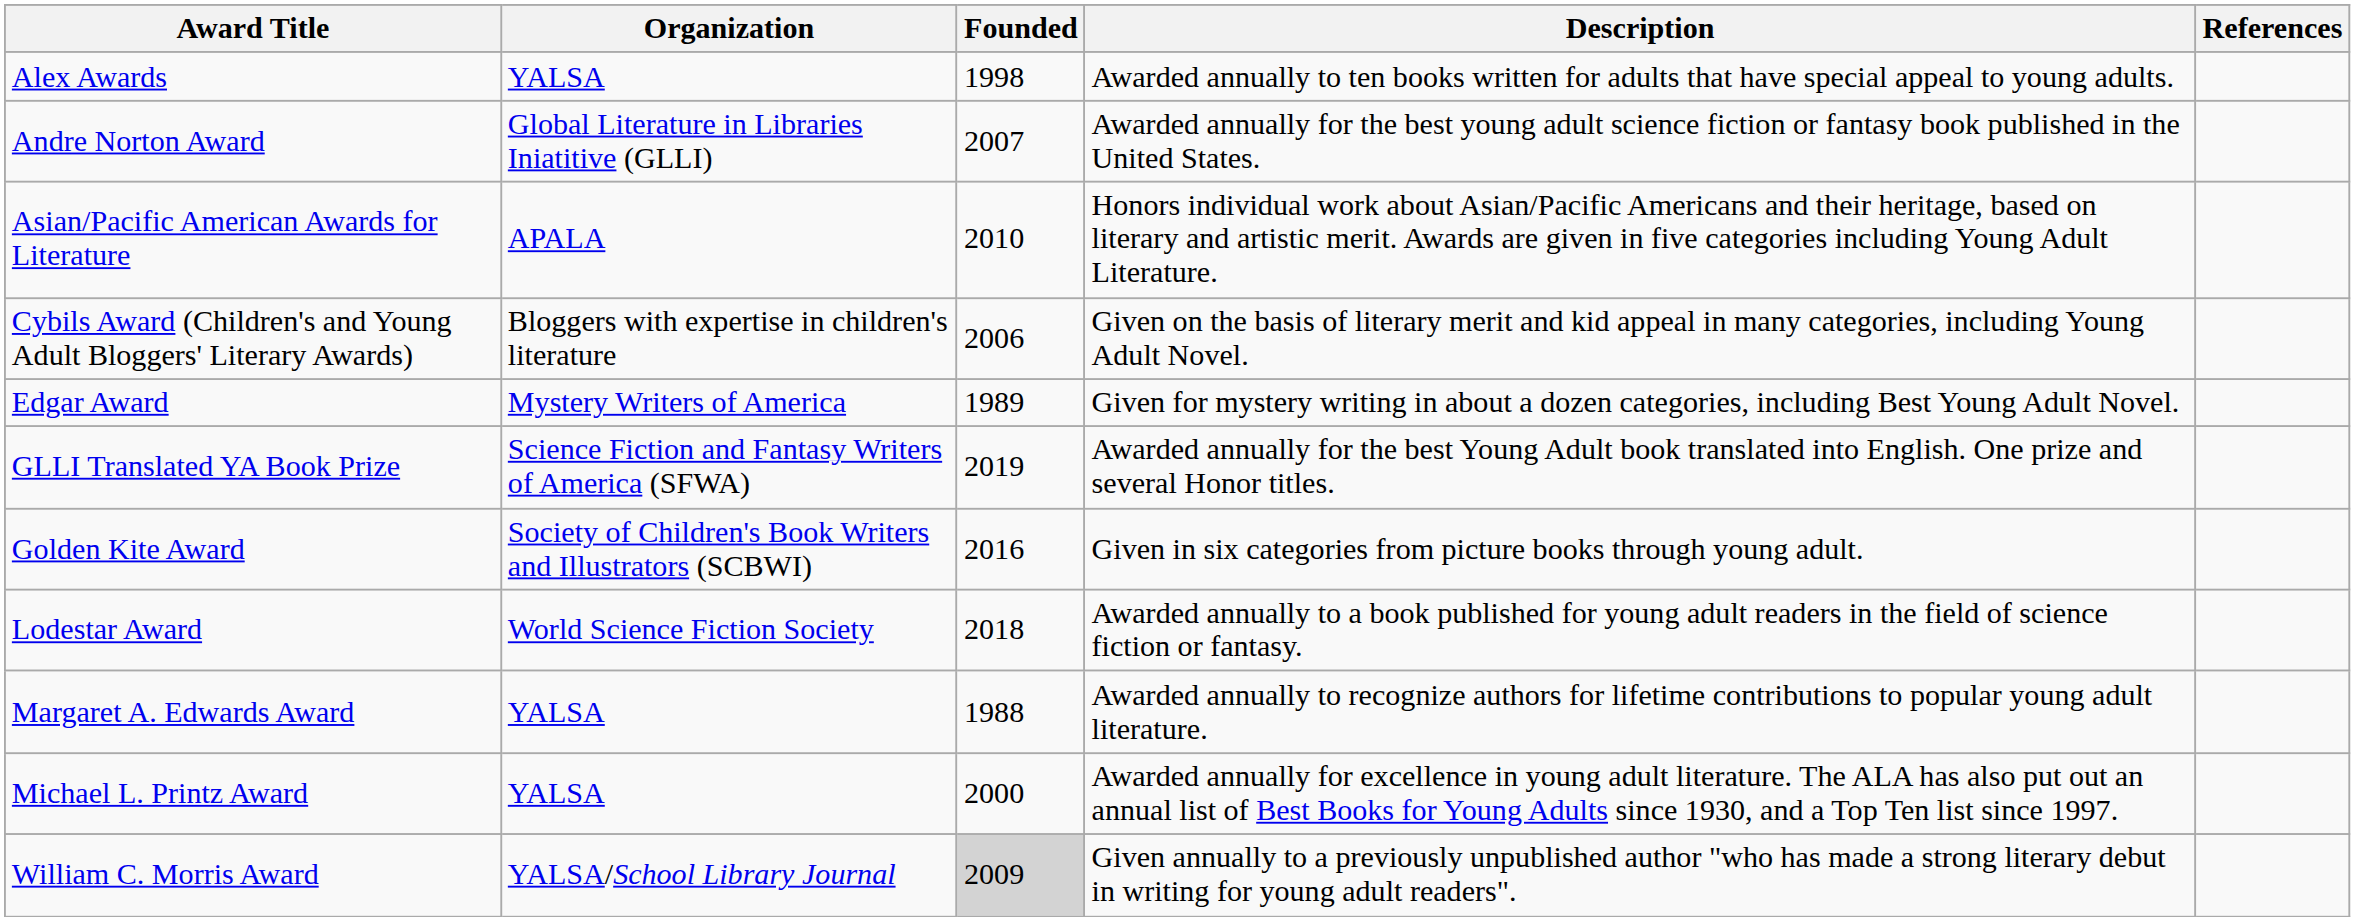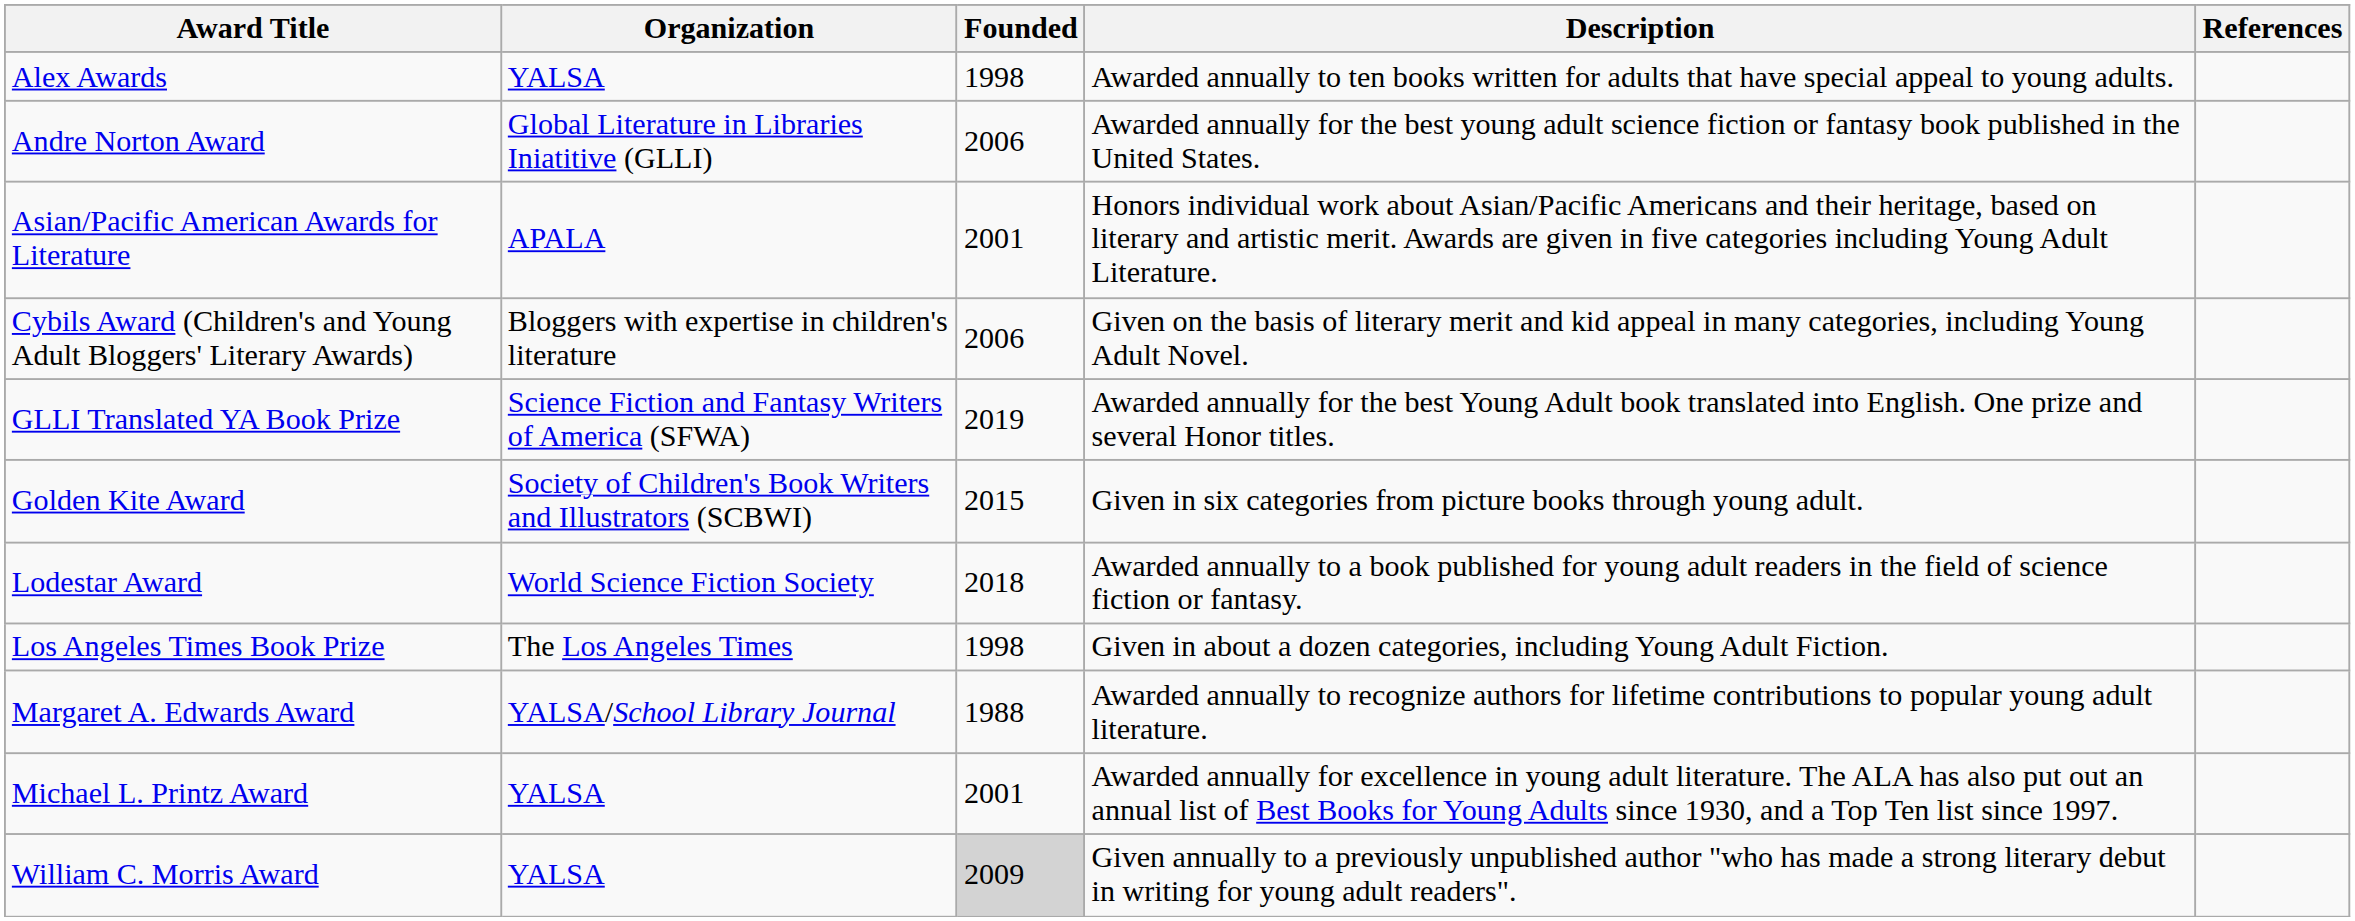(994, 140) 2007 -> (994, 140) 2006
(994, 239) 2010 -> (994, 239) 2001
- row: (90, 402)
(994, 548) 2016 -> (994, 500) 2015
+ row: (198, 646)
(556, 711) YALSA -> (702, 711) YALSA/School Library Journal
(994, 793) 2000 -> (994, 793) 2001
(702, 874) YALSA/School Library Journal -> (556, 874) YALSA
